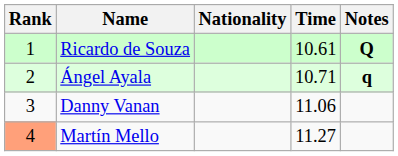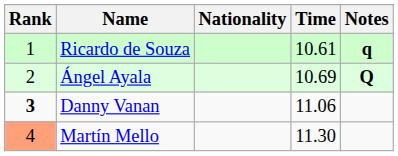(367, 48) Q -> (367, 48) q
(316, 77) 10.71 -> (316, 77) 10.69
(367, 77) q -> (367, 77) Q
(30, 106) normal -> (30, 106) bold
(316, 135) 11.27 -> (316, 135) 11.30
